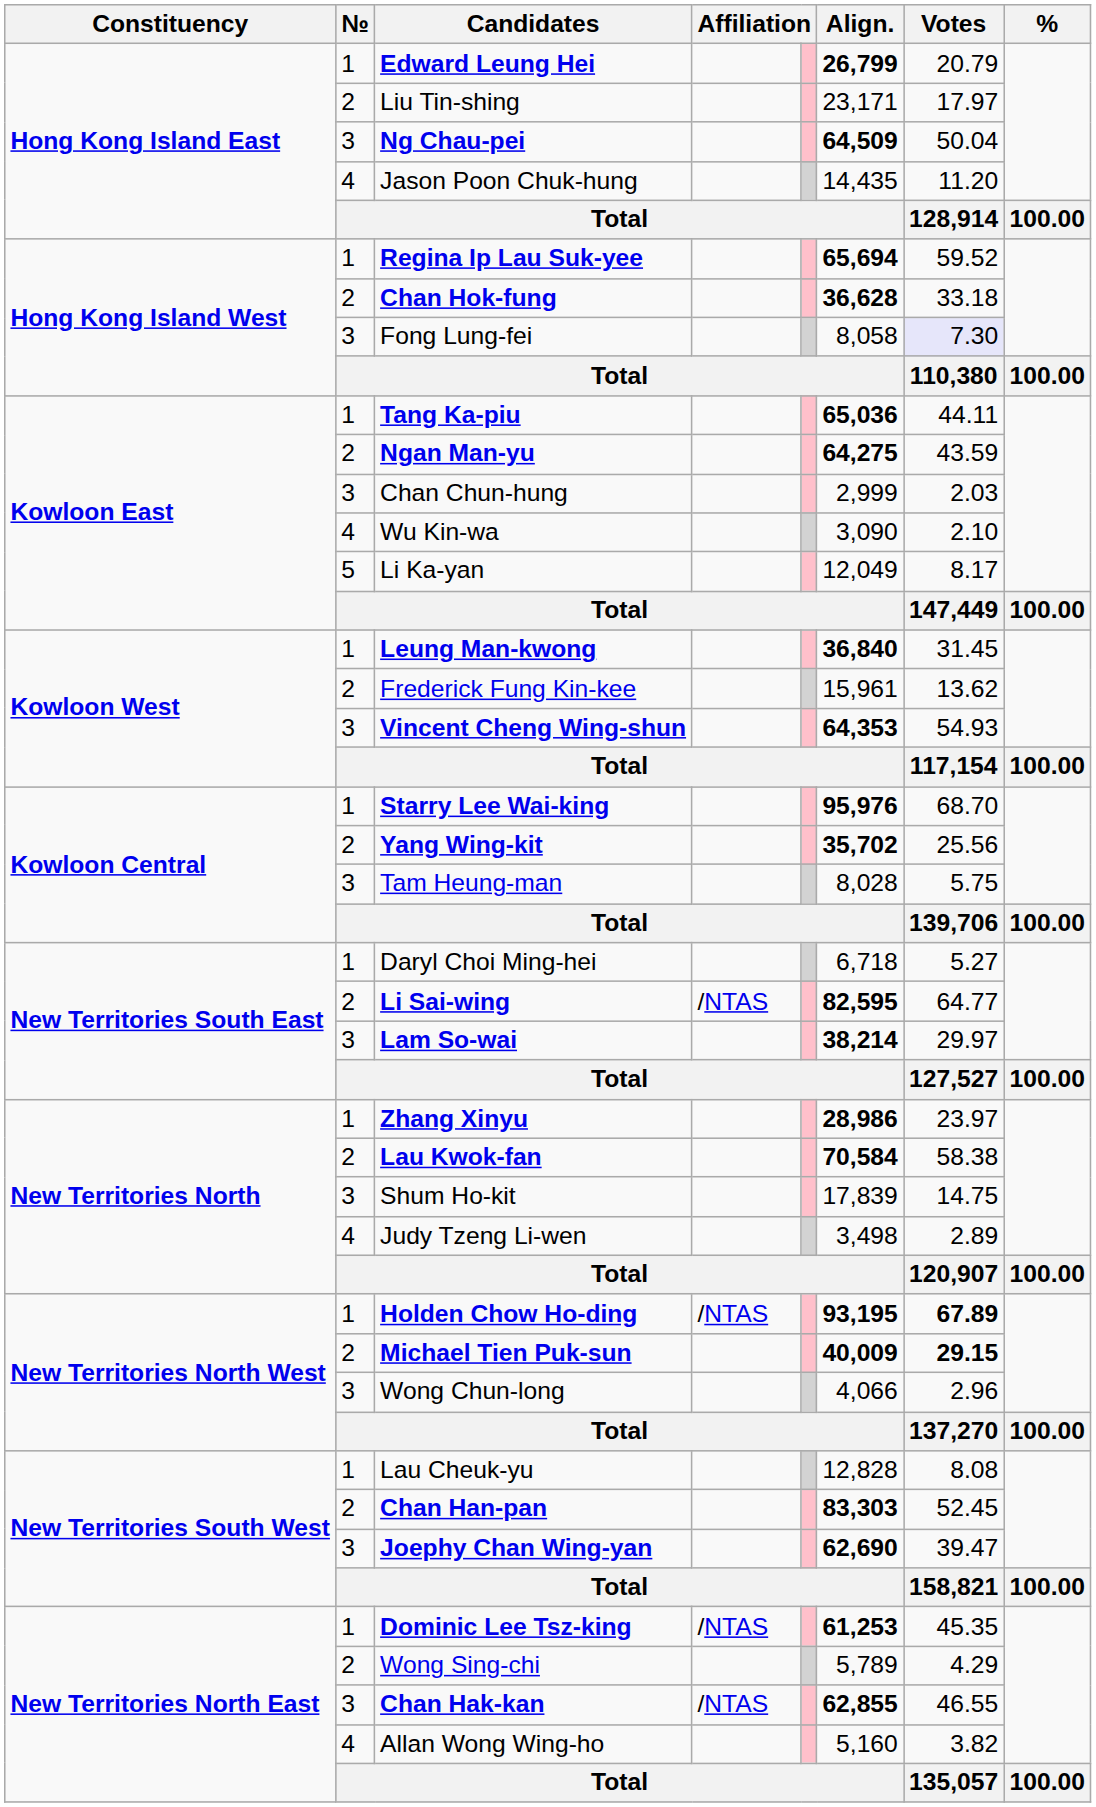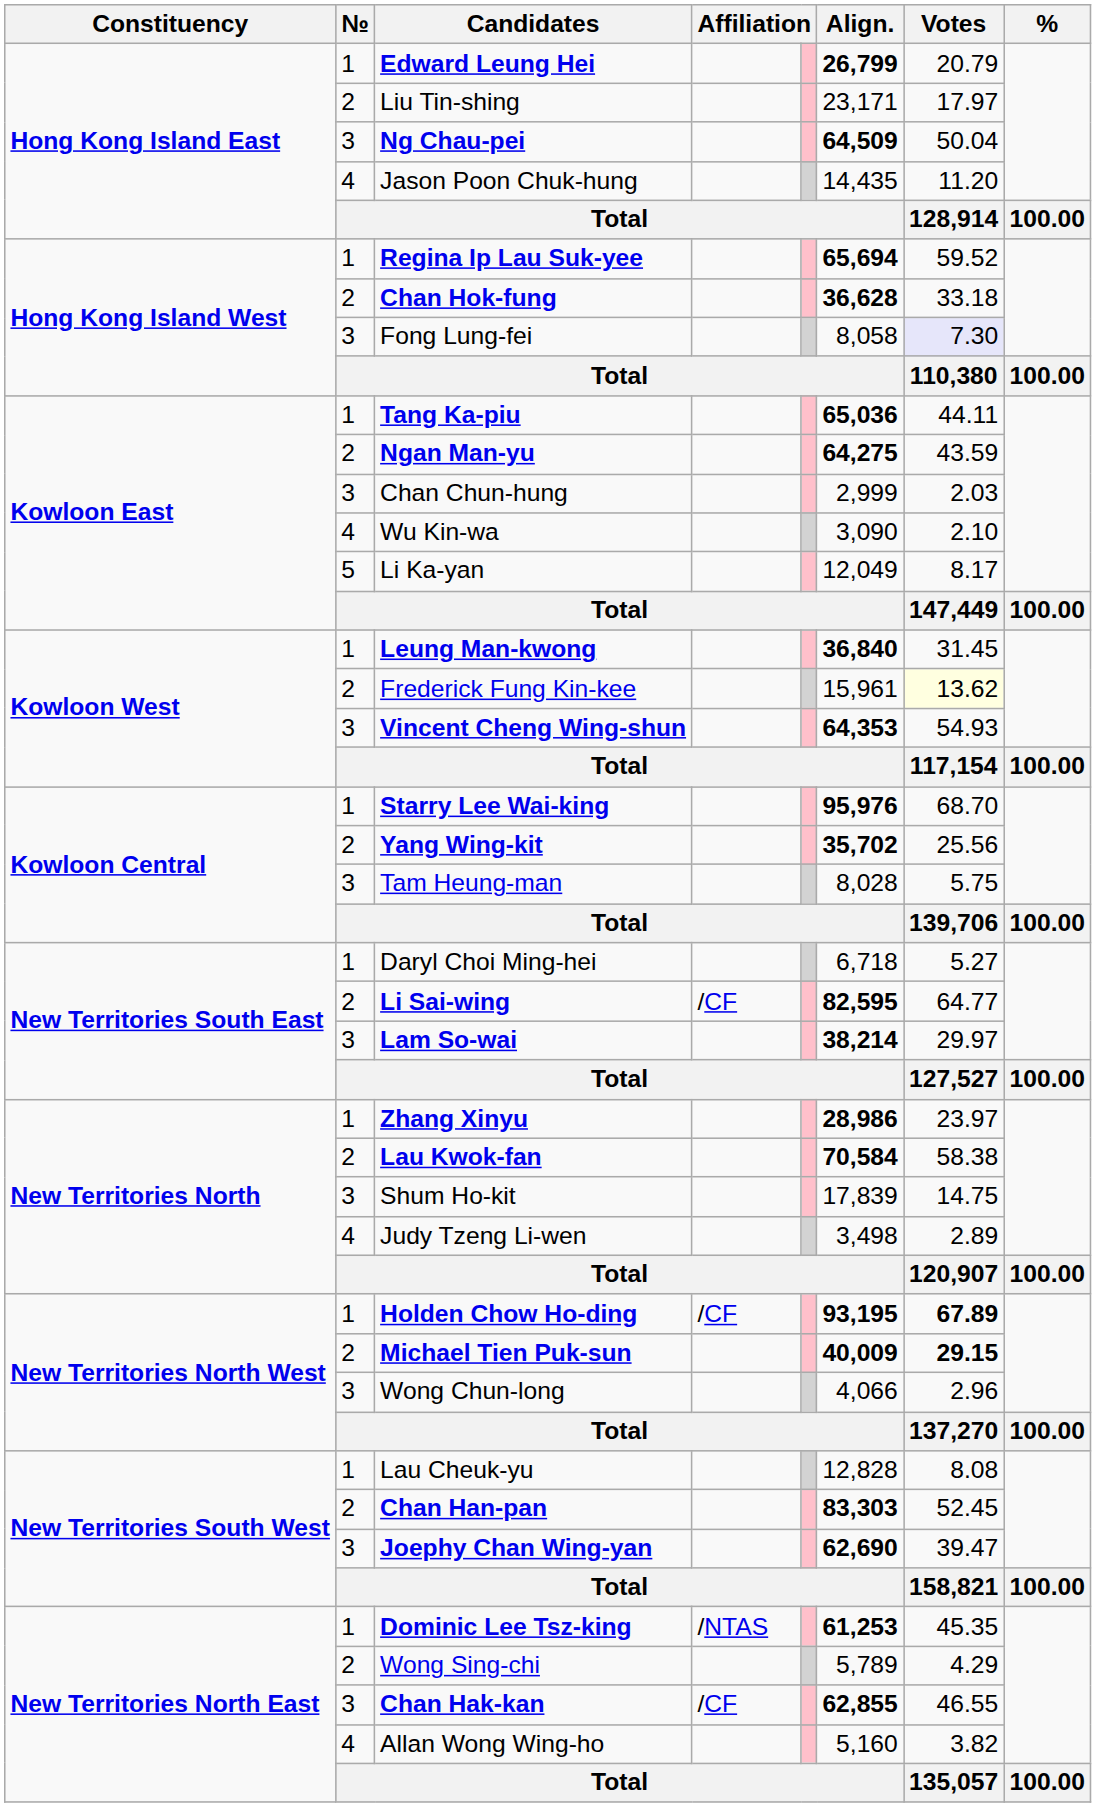(967, 688) no background -> (967, 688) lightyellow background
(733, 1000) /NTAS -> (717, 1000) /CF
(733, 1313) /NTAS -> (717, 1313) /CF
(733, 1704) /NTAS -> (717, 1704) /CF
